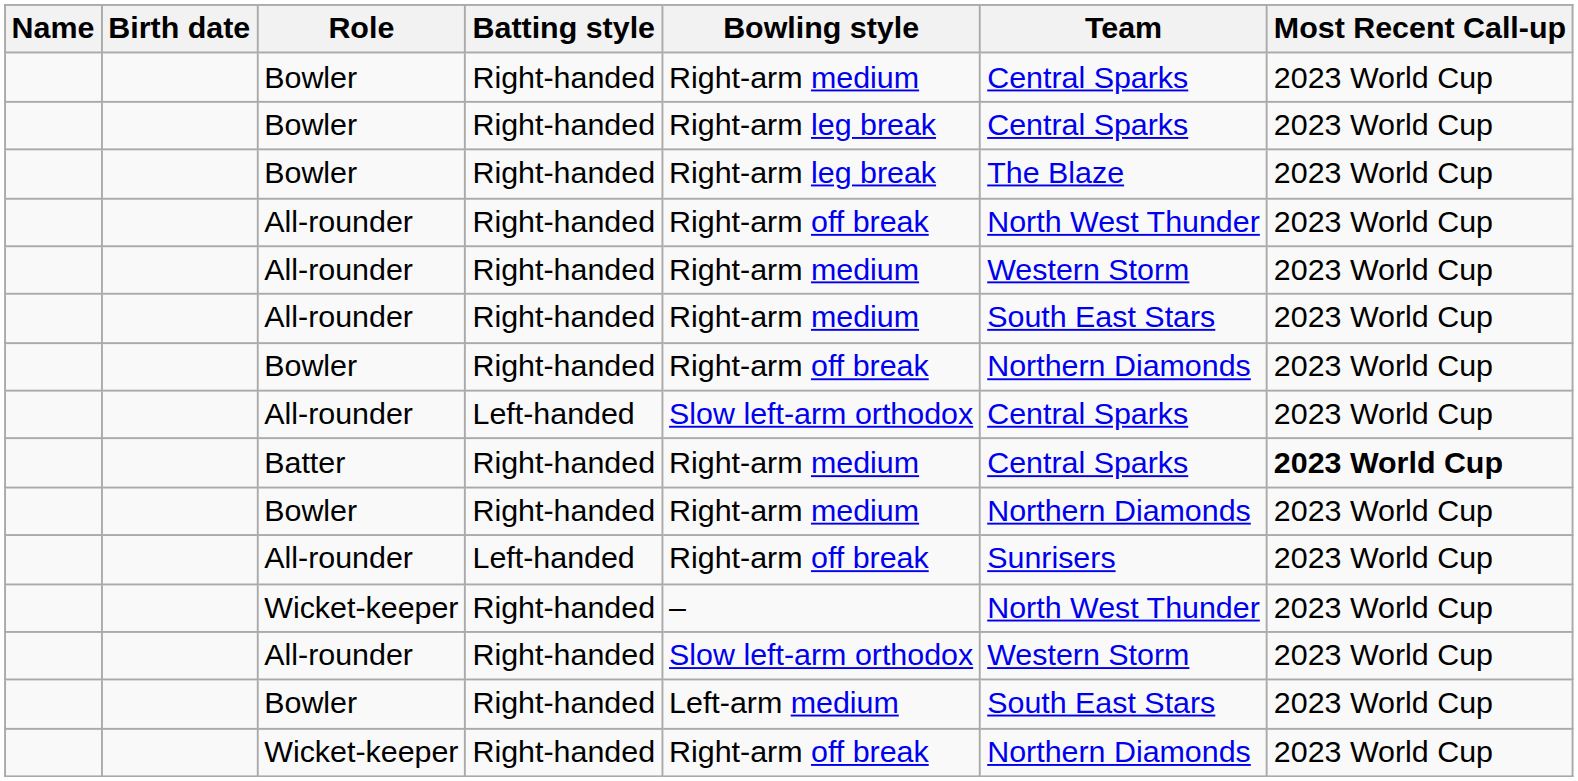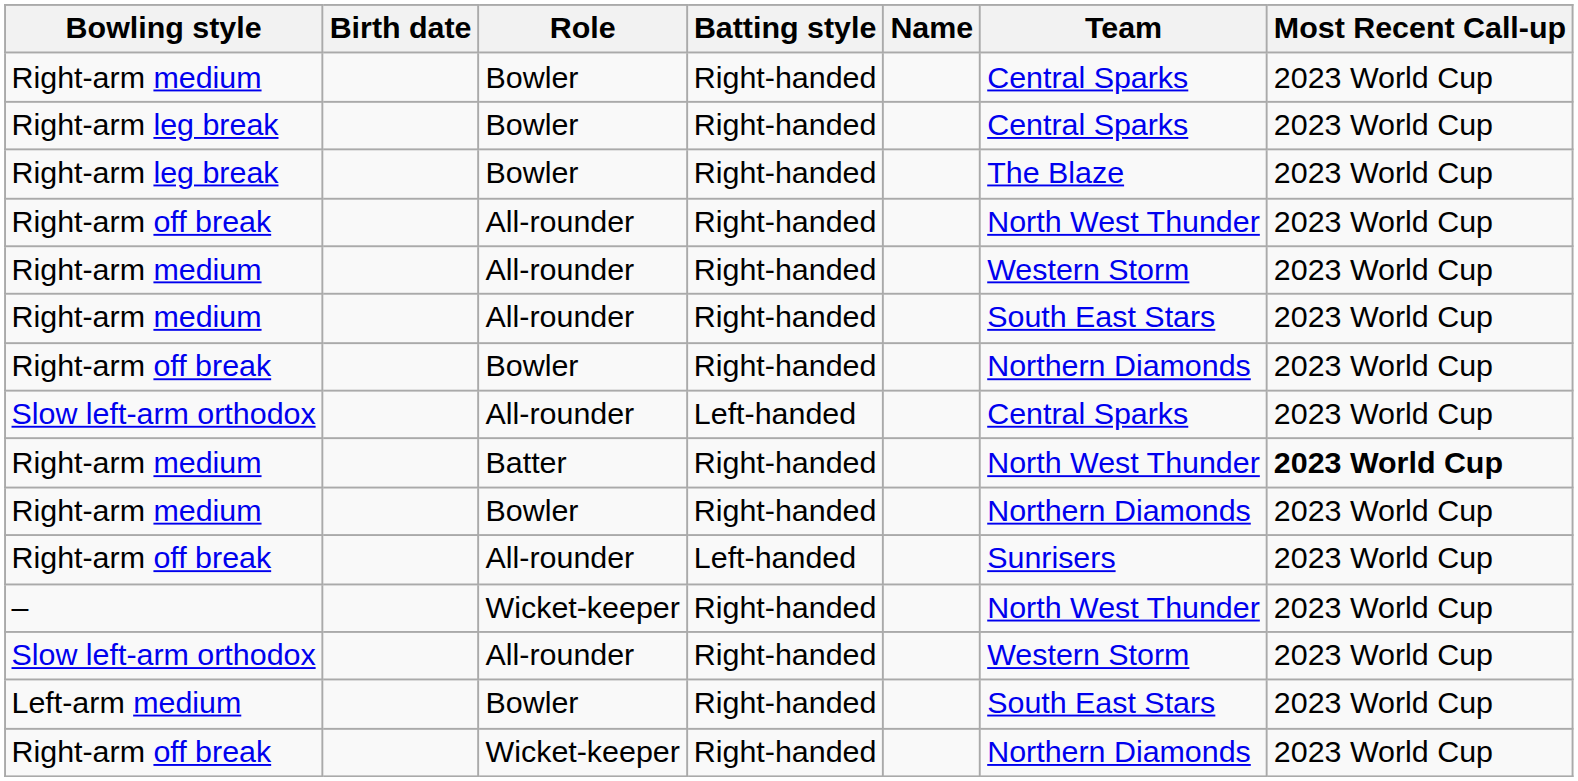columns swapped: (53, 28) <-> (821, 28)
(1088, 462) Central Sparks -> (1124, 462) North West Thunder
